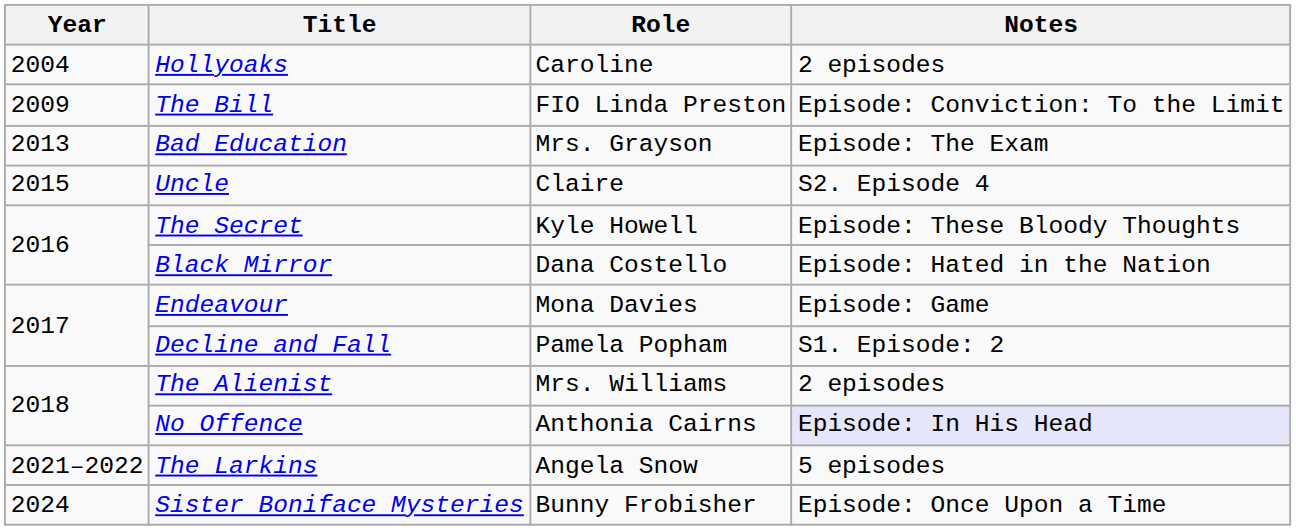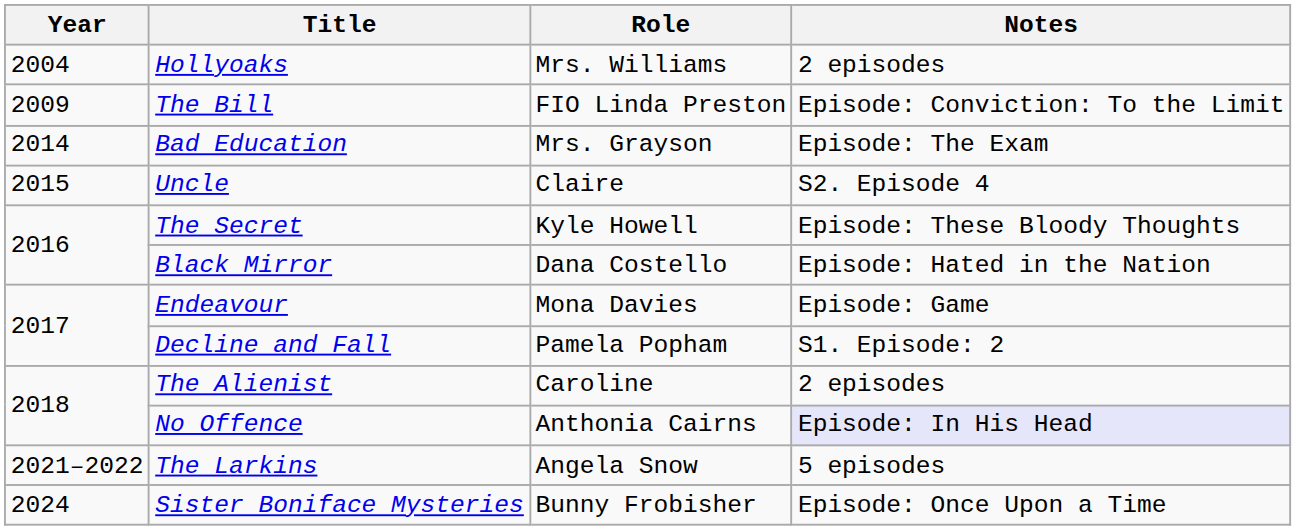(595, 65) Caroline -> (631, 65) Mrs. Williams
(40, 145) 2013 -> (40, 145) 2014
(631, 385) Mrs. Williams -> (595, 385) Caroline
